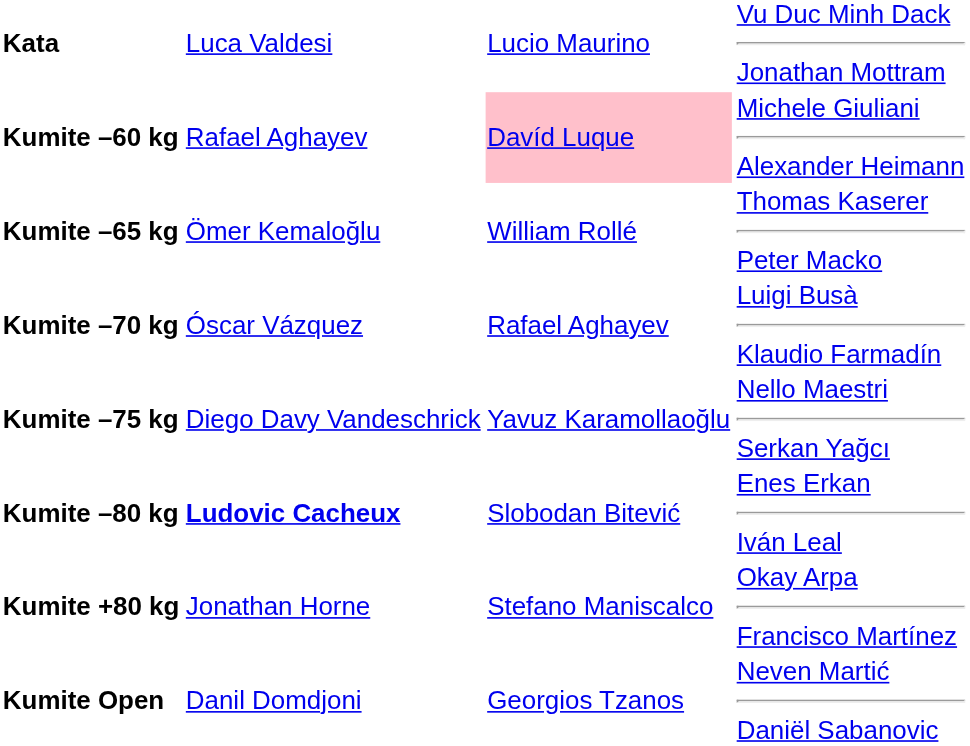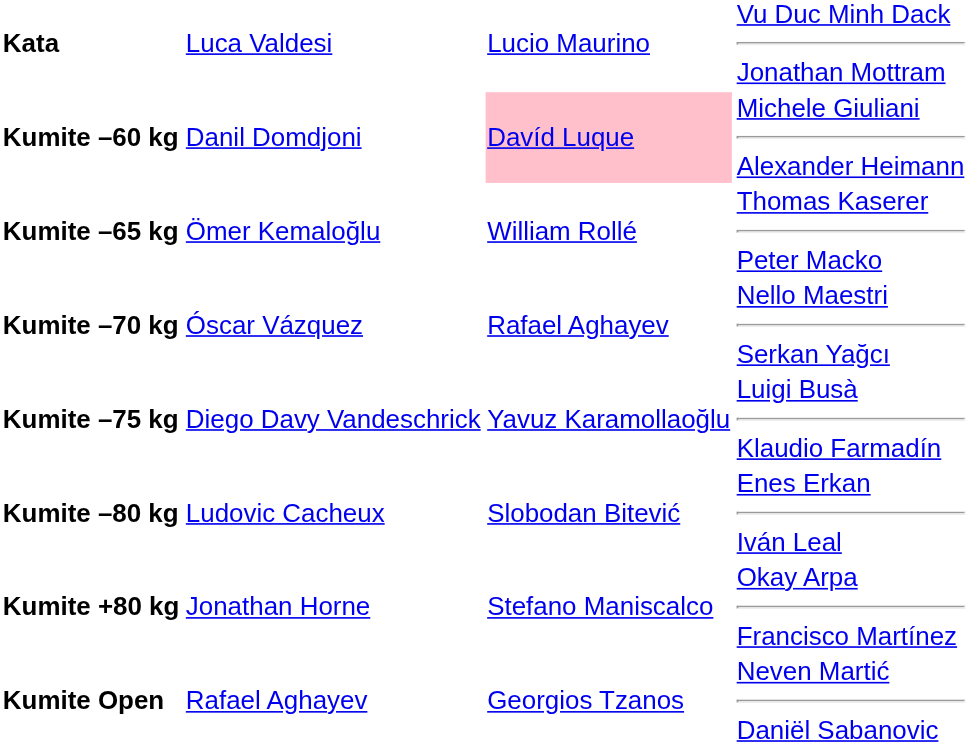(277, 137) Rafael Aghayev -> (274, 137) Danil Domdjoni
(850, 325) Luigi Busà Klaudio Farmadín -> (850, 325) Nello Maestri Serkan Yağcı
(850, 419) Nello Maestri Serkan Yağcı -> (850, 419) Luigi Busà Klaudio Farmadín
(293, 513) bold -> (285, 513) normal
(274, 701) Danil Domdjoni -> (277, 701) Rafael Aghayev
